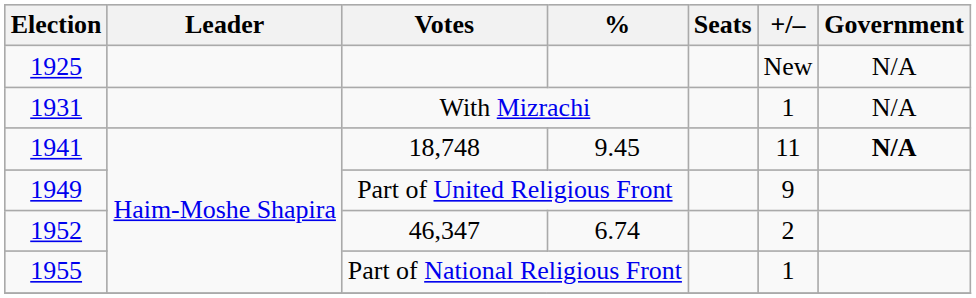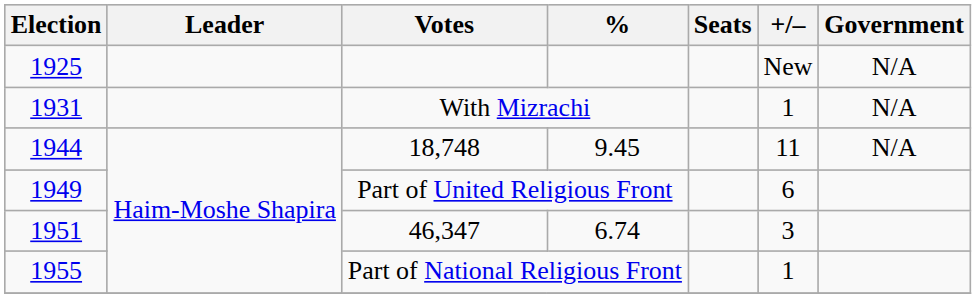(56, 148) 1941 -> (56, 148) 1944
(894, 148) bold -> (894, 148) normal
(788, 189) 9 -> (788, 189) 6
(56, 230) 1952 -> (56, 230) 1951
(788, 230) 2 -> (788, 230) 3
